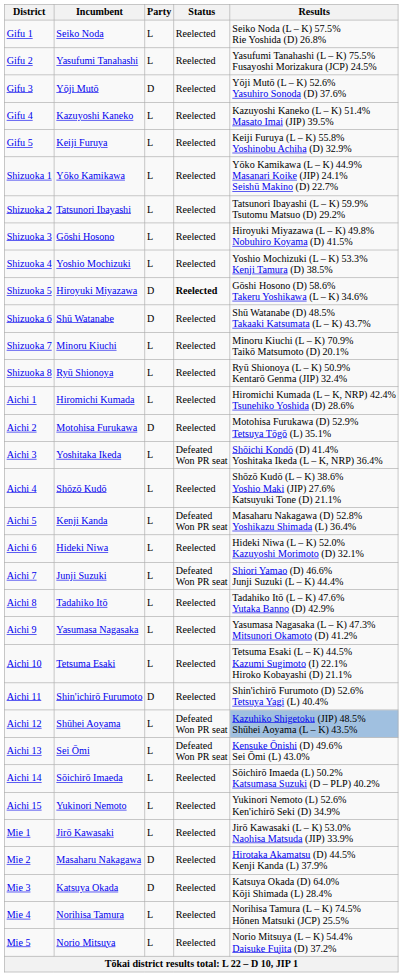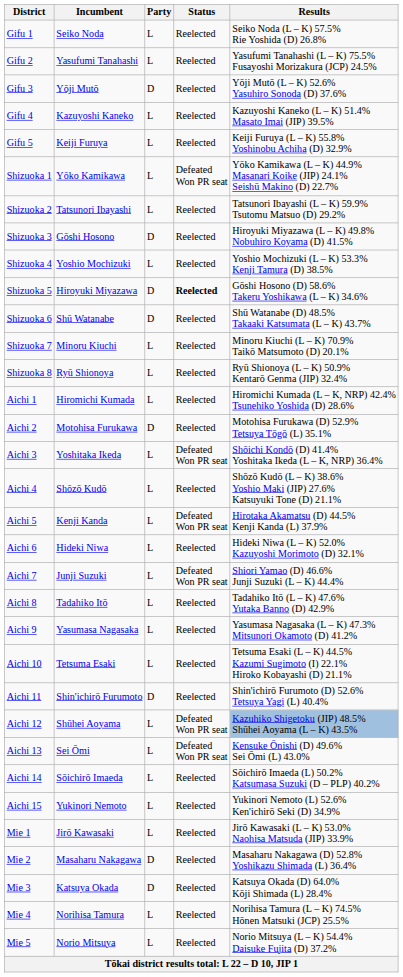(196, 176) Reelected -> (202, 176) Defeated Won PR seat
(150, 236) L -> (151, 236) D
(297, 521) Masaharu Nakagawa (D) 52.8% Yoshikazu Shimada (L) 36.4% -> (294, 521) Hirotaka Akamatsu (D) 44.5% Kenji Kanda (L) 37.9%
(294, 860) Hirotaka Akamatsu (D) 44.5% Kenji Kanda (L) 37.9% -> (297, 860) Masaharu Nakagawa (D) 52.8% Yoshikazu Shimada (L) 36.4%
